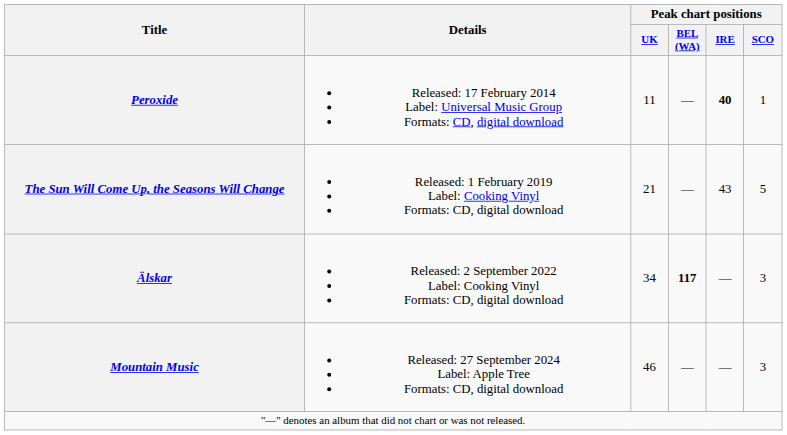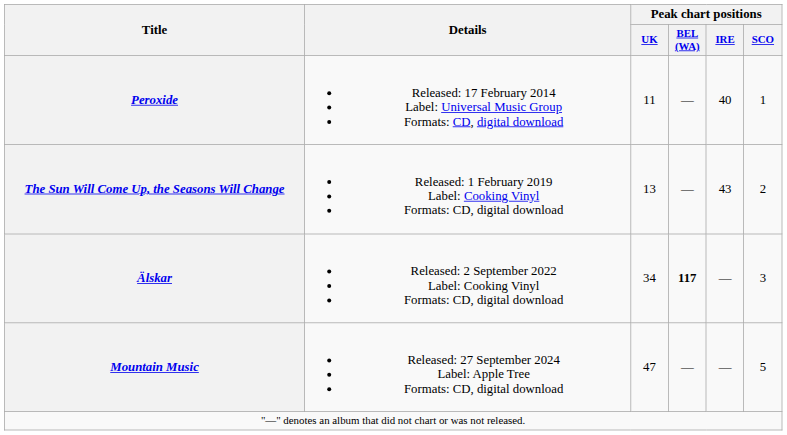(725, 100) bold -> (725, 100) normal
(649, 189) 21 -> (649, 189) 13
(763, 189) 5 -> (763, 189) 2
(649, 367) 46 -> (649, 367) 47
(763, 367) 3 -> (763, 367) 5
